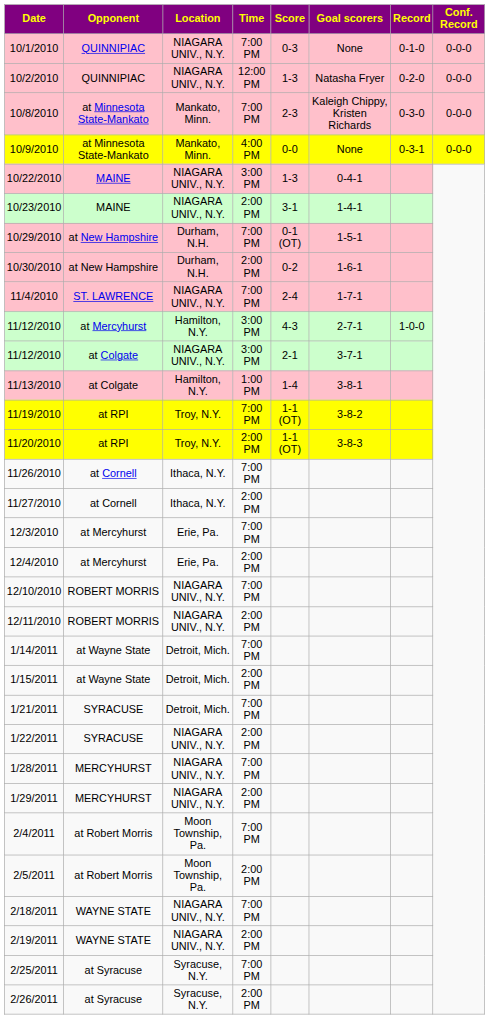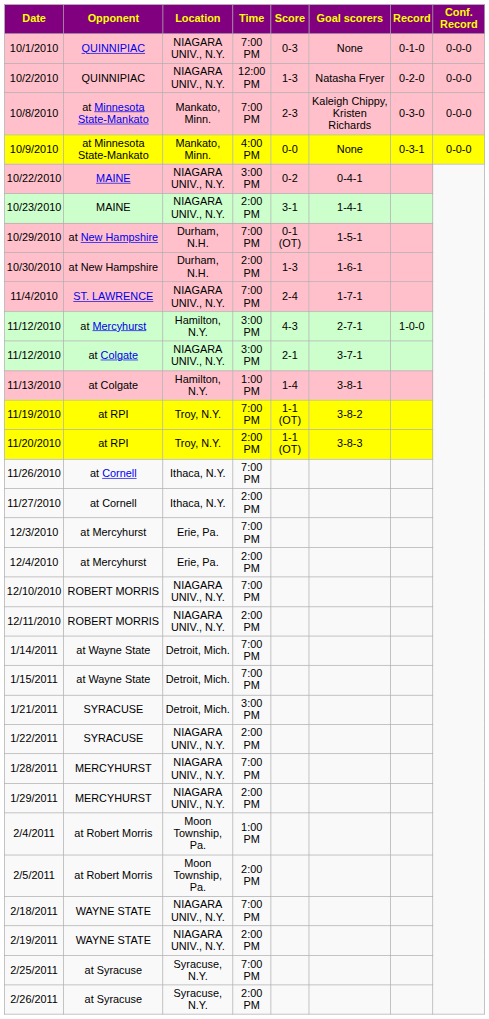(290, 178) 1-3 -> (290, 178) 0-2
(290, 267) 0-2 -> (290, 267) 1-3
(252, 680) 2:00 PM -> (252, 680) 7:00 PM
(252, 709) 7:00 PM -> (252, 709) 3:00 PM
(252, 833) 7:00 PM -> (252, 833) 1:00 PM
